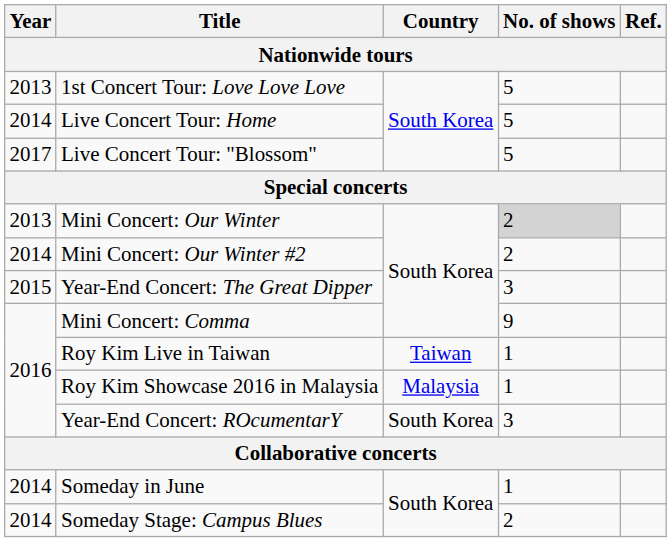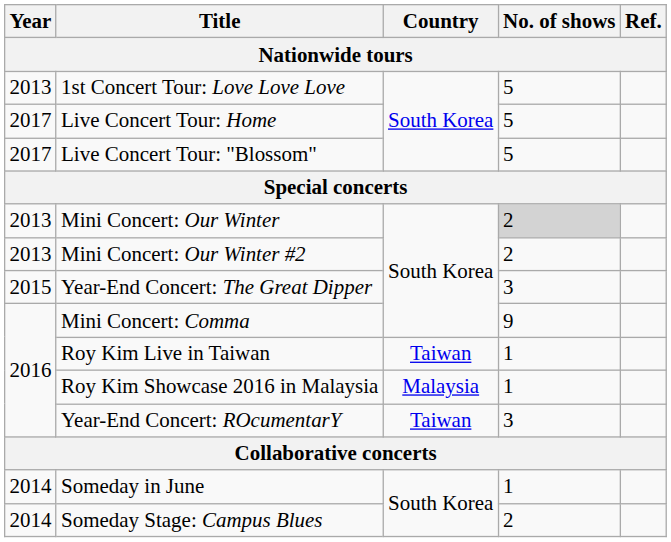(30, 120) 2014 -> (30, 120) 2017
(30, 253) 2014 -> (30, 253) 2013
(441, 420) South Korea -> (441, 420) Taiwan
